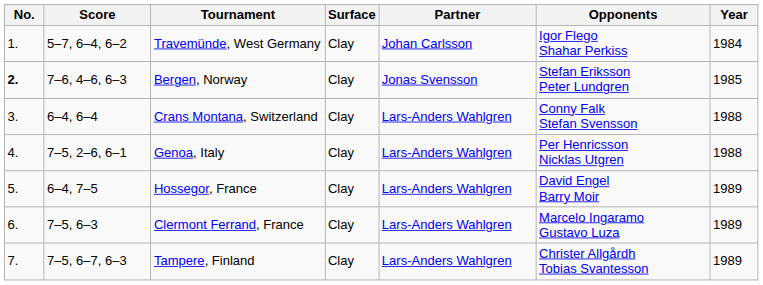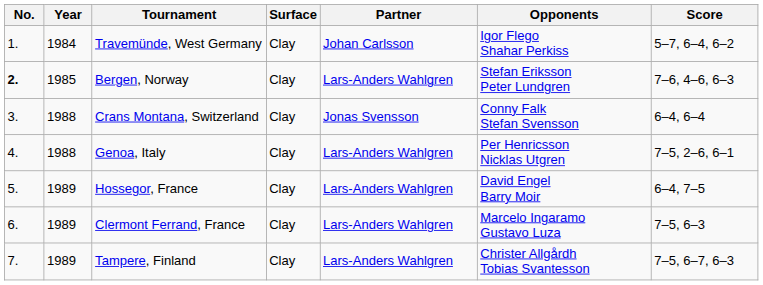columns swapped: (734, 14) <-> (97, 14)
(430, 79) Jonas Svensson -> (388, 79) Lars-Anders Wahlgren
(447, 115) Lars-Anders Wahlgren -> (371, 115) Jonas Svensson
